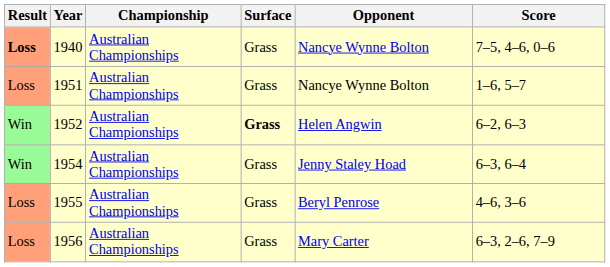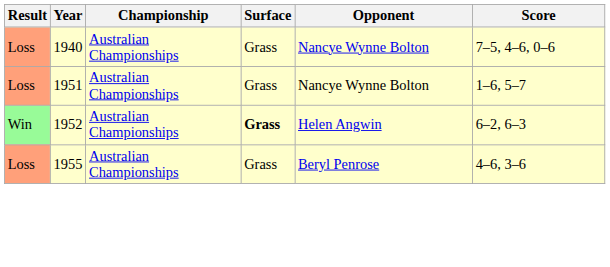(22, 46) bold -> (21, 46) normal
- row: (68, 163)
- row: (68, 242)
